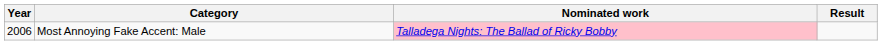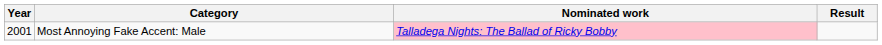(19, 31) 2006 -> (19, 31) 2001
